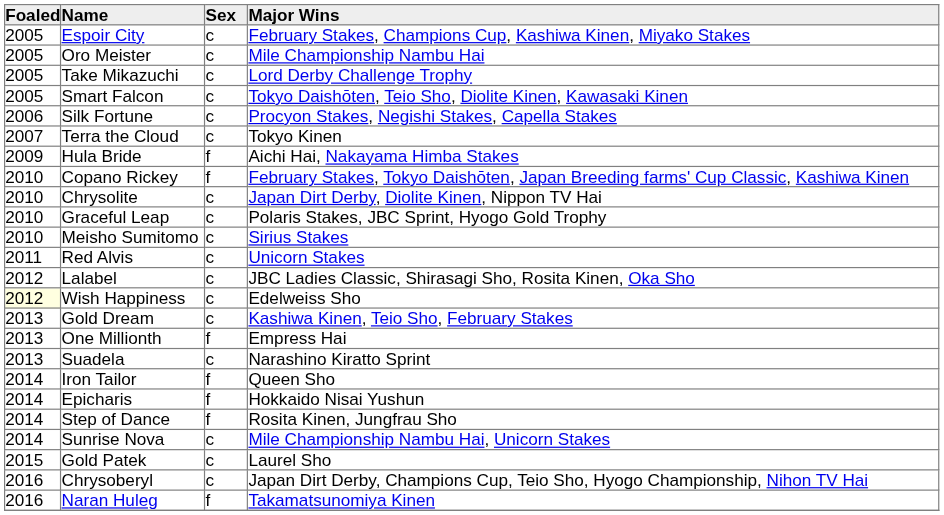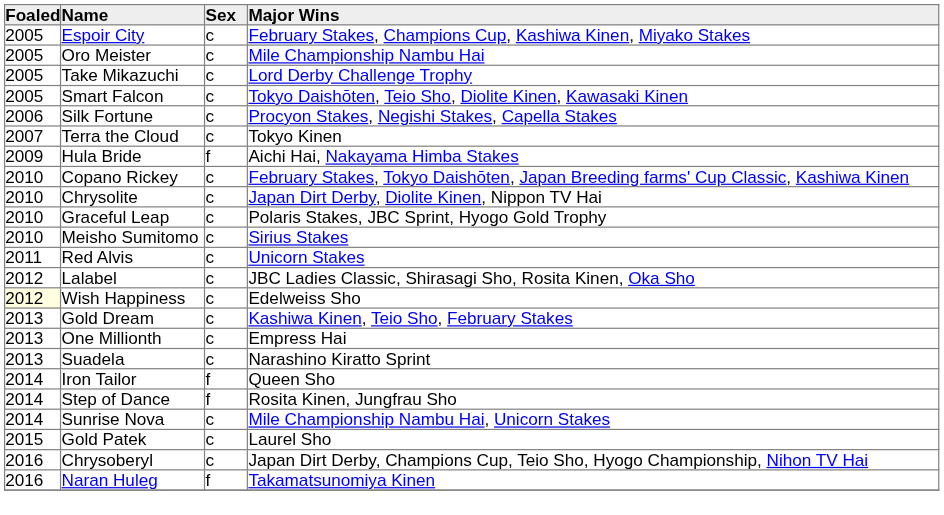(208, 177) f -> (210, 177) c
(208, 338) f -> (210, 338) c
- row: (97, 399)
